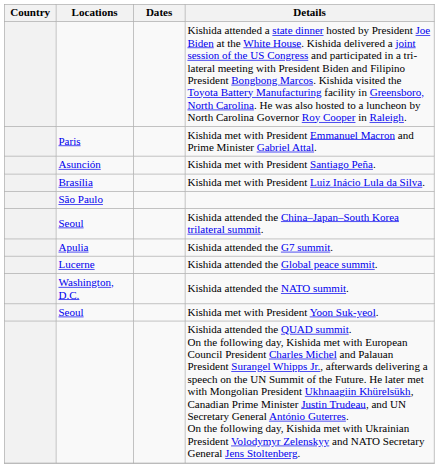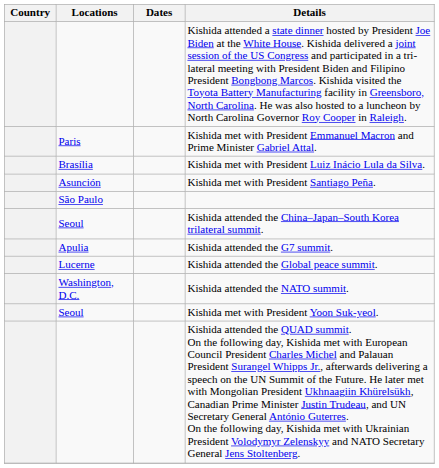rows swapped: (76, 182) <-> (80, 165)
